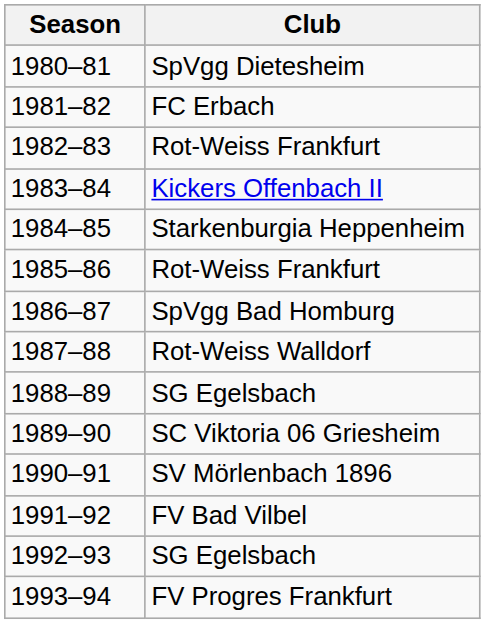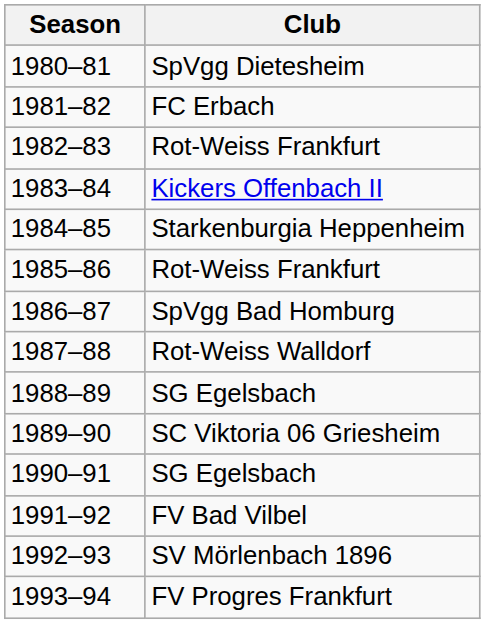(272, 474) SV Mörlenbach 1896 -> (234, 474) SG Egelsbach
(234, 556) SG Egelsbach -> (272, 556) SV Mörlenbach 1896
